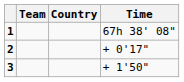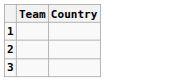- column: (139, 13)
